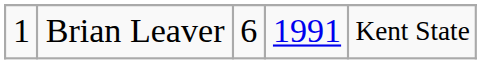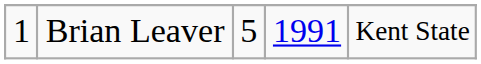(249, 31) 6 -> (249, 31) 5
